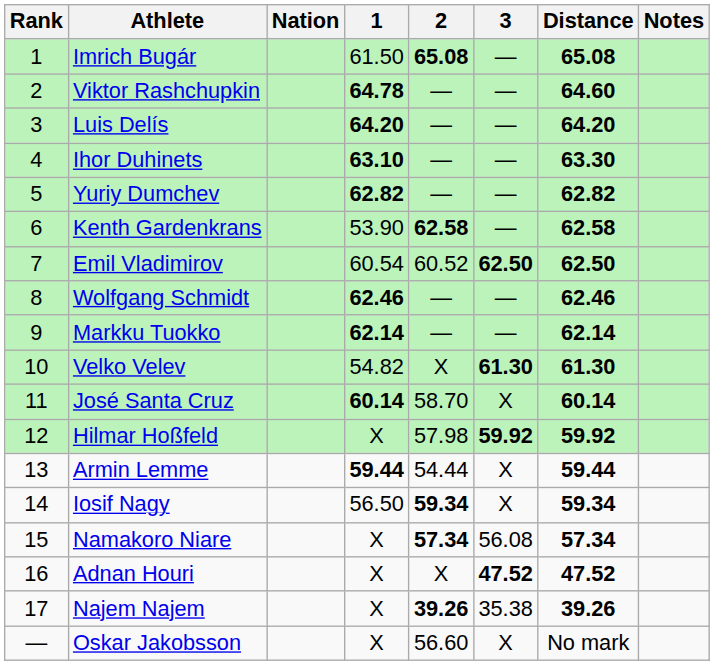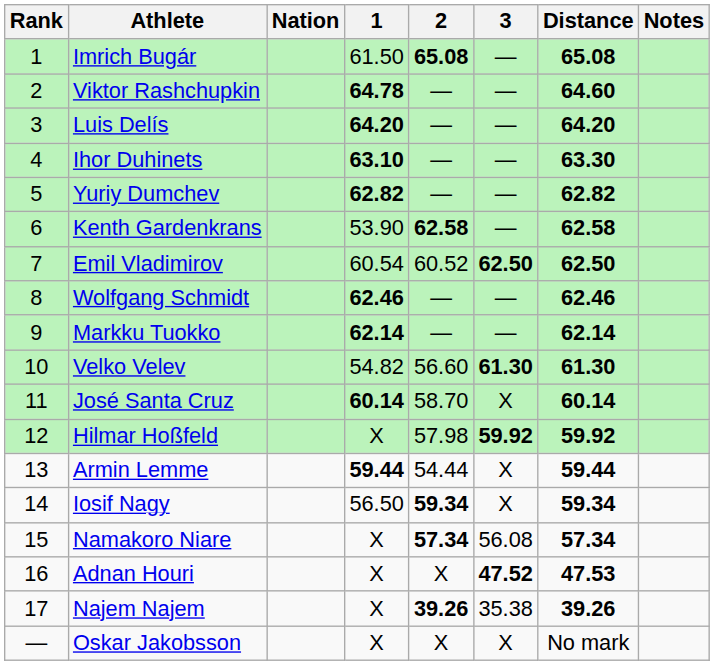(441, 366) X -> (441, 366) 56.60
(588, 573) 47.52 -> (588, 573) 47.53
(441, 642) 56.60 -> (441, 642) X
